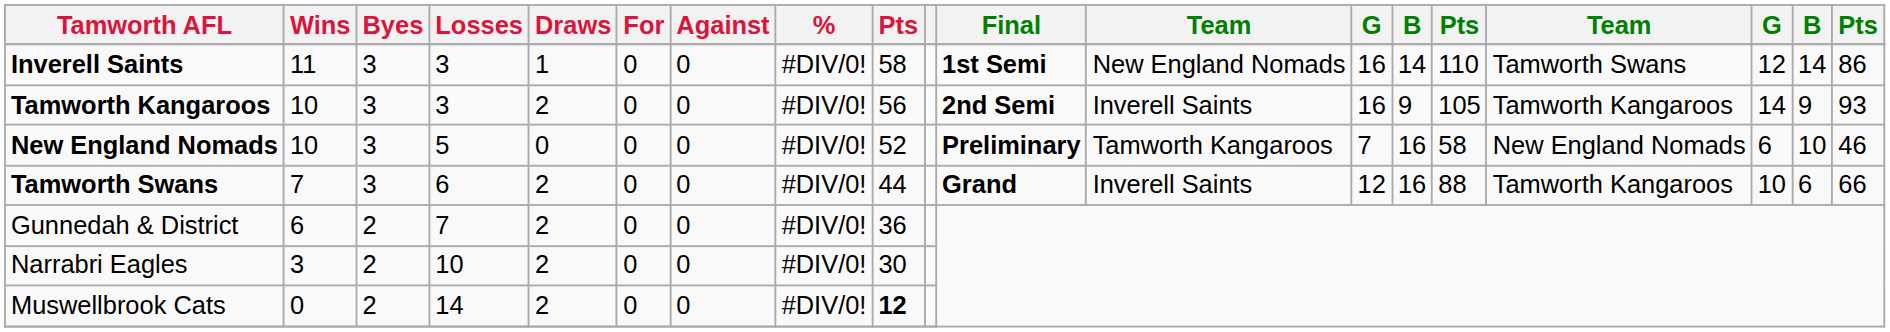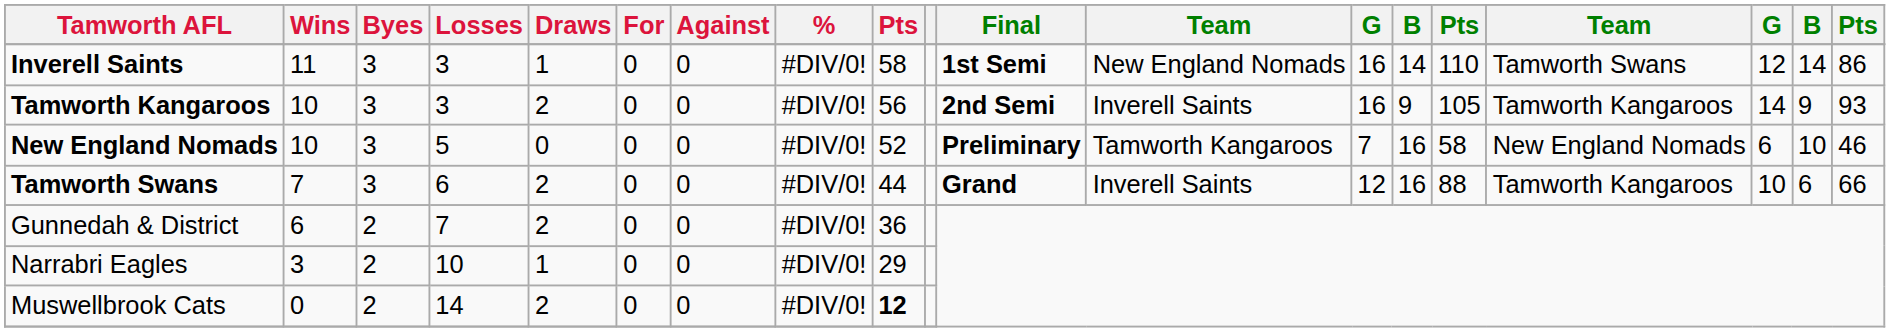(542, 265) 2 -> (542, 265) 1
(893, 265) 30 -> (893, 265) 29
